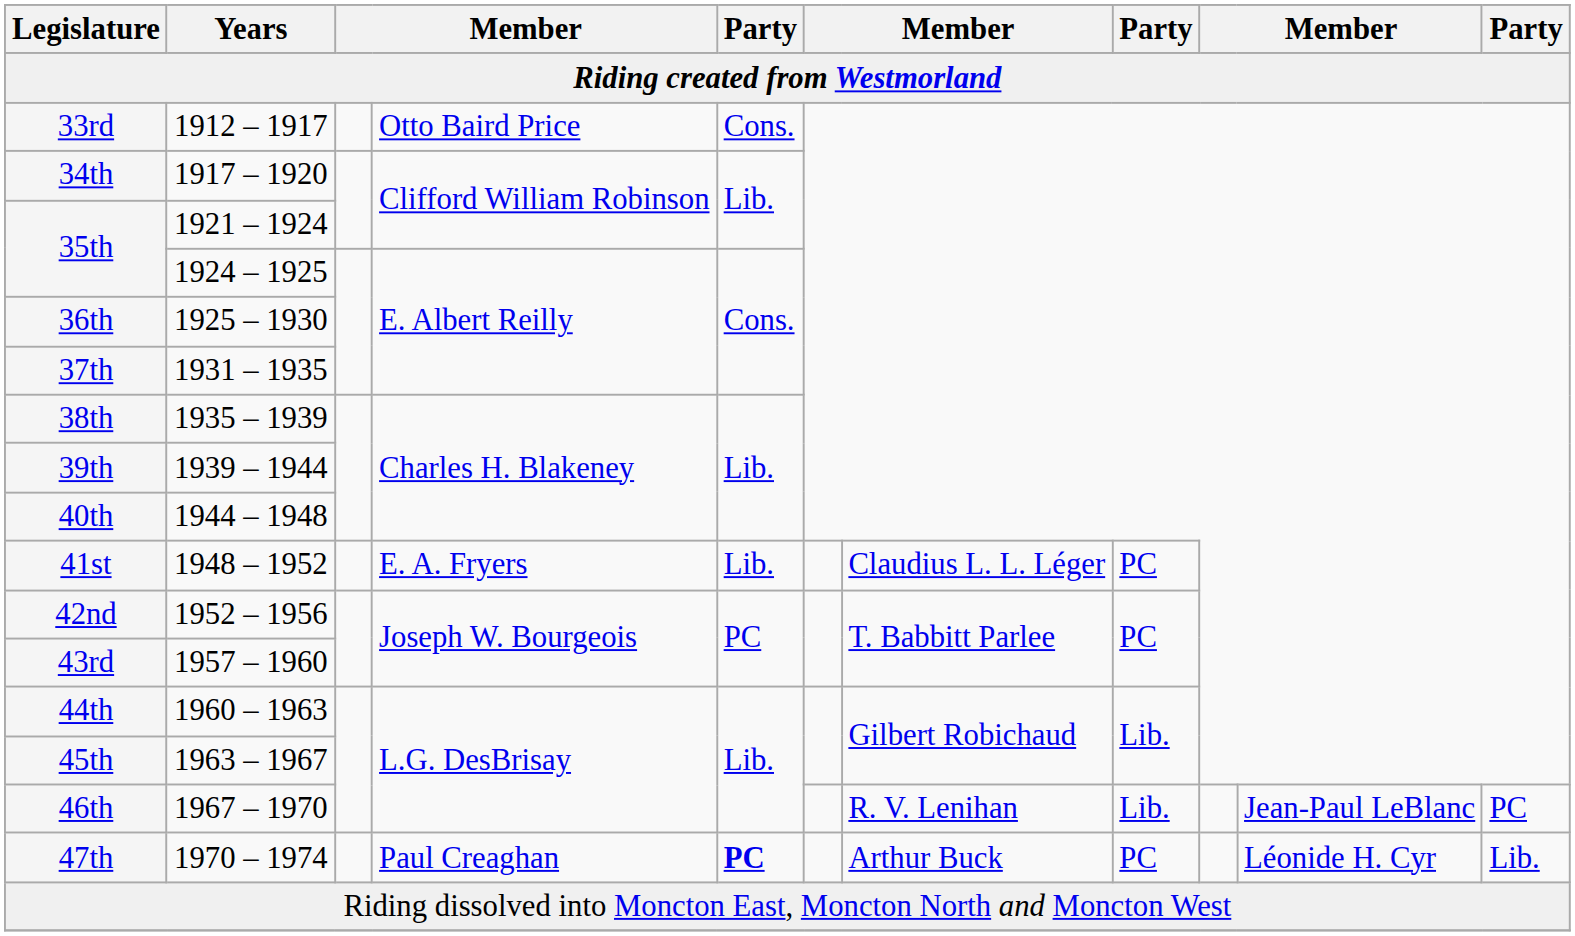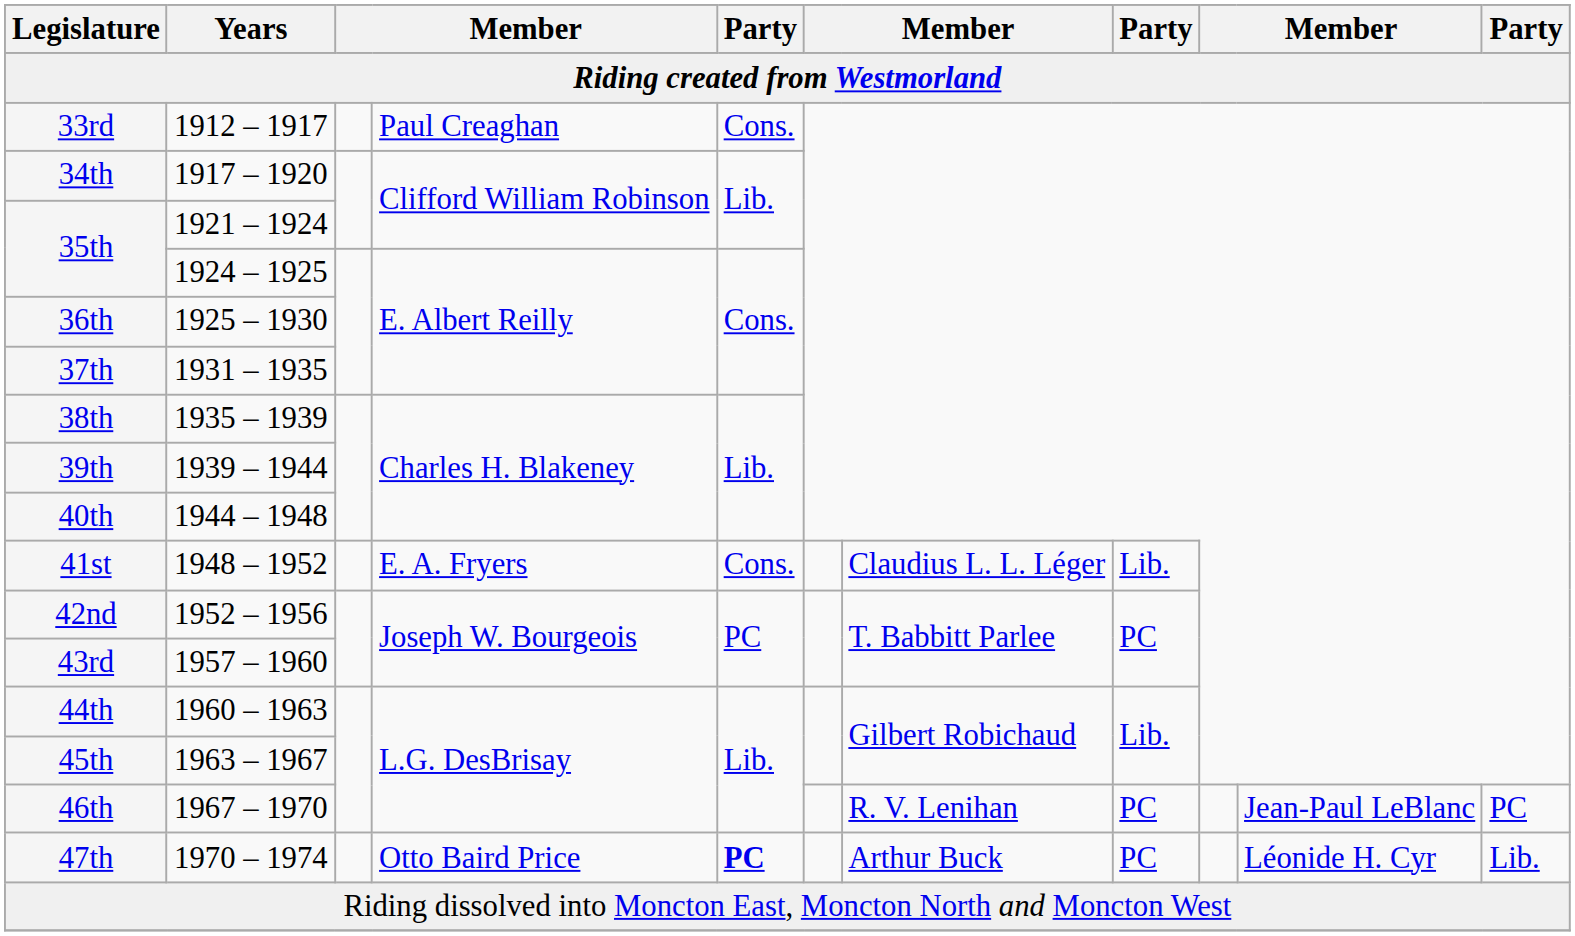(480, 126) Otto Baird Price -> (469, 126) Paul Creaghan
(749, 564) Lib. -> (759, 564) Cons.
(1138, 564) PC -> (1145, 564) Lib.
(1145, 808) Lib. -> (1138, 808) PC
(469, 857) Paul Creaghan -> (480, 857) Otto Baird Price
